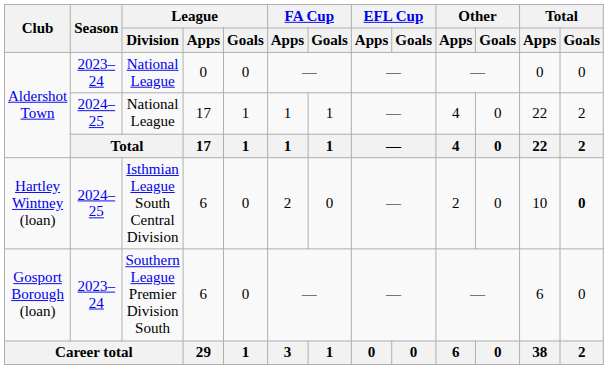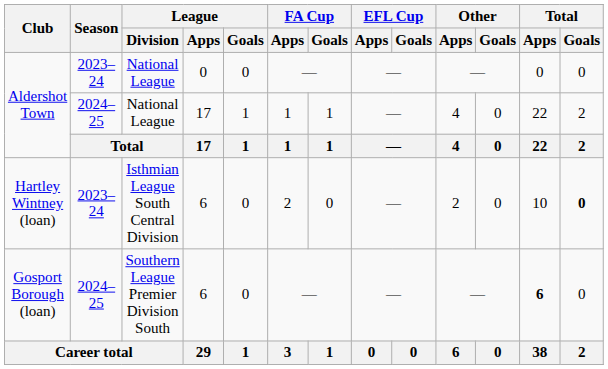(96, 203) 2024–25 -> (96, 203) 2023–24
(96, 294) 2023–24 -> (96, 294) 2024–25
(540, 294) normal -> (540, 294) bold
